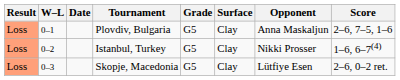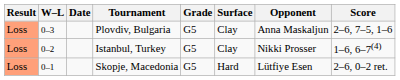(48, 30) 0–1 -> (48, 30) 0–3
(48, 67) 0–3 -> (48, 67) 0–1
(227, 66) Clay -> (228, 66) Hard
